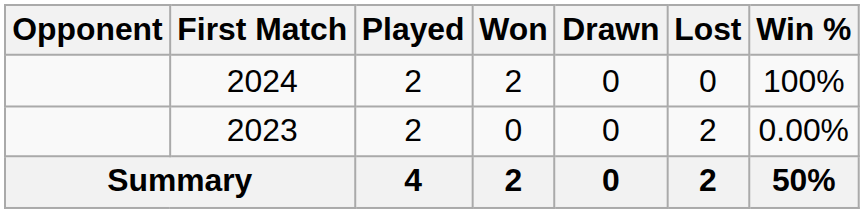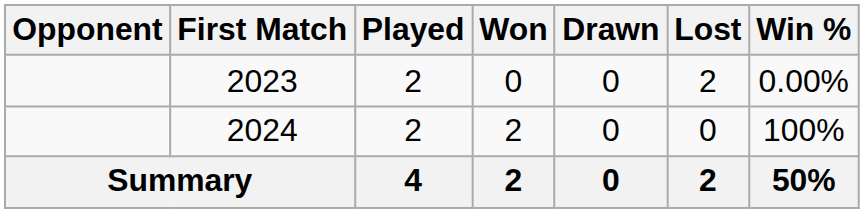rows swapped: (262, 130) <-> (262, 80)
